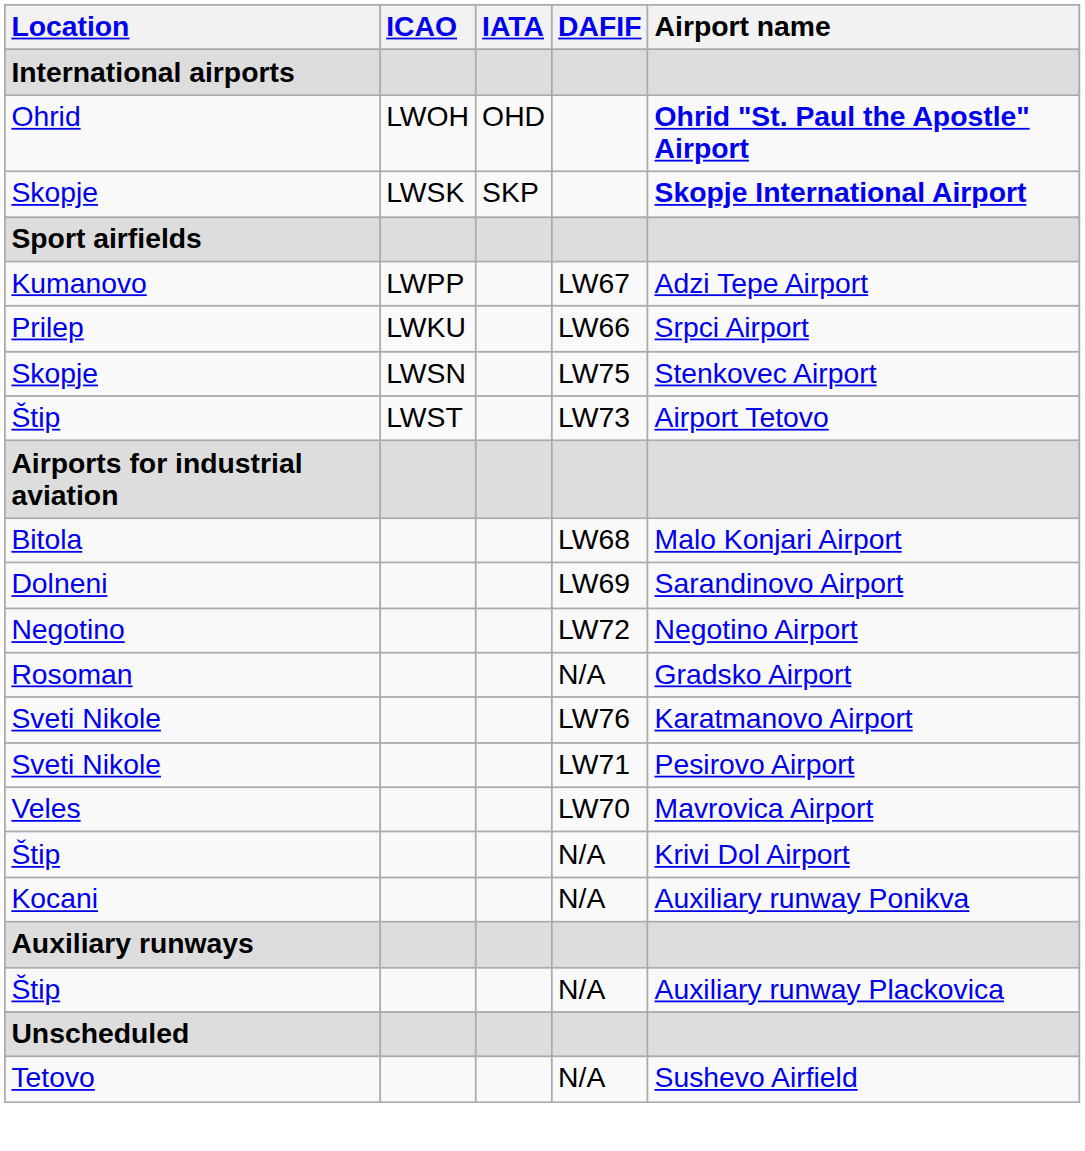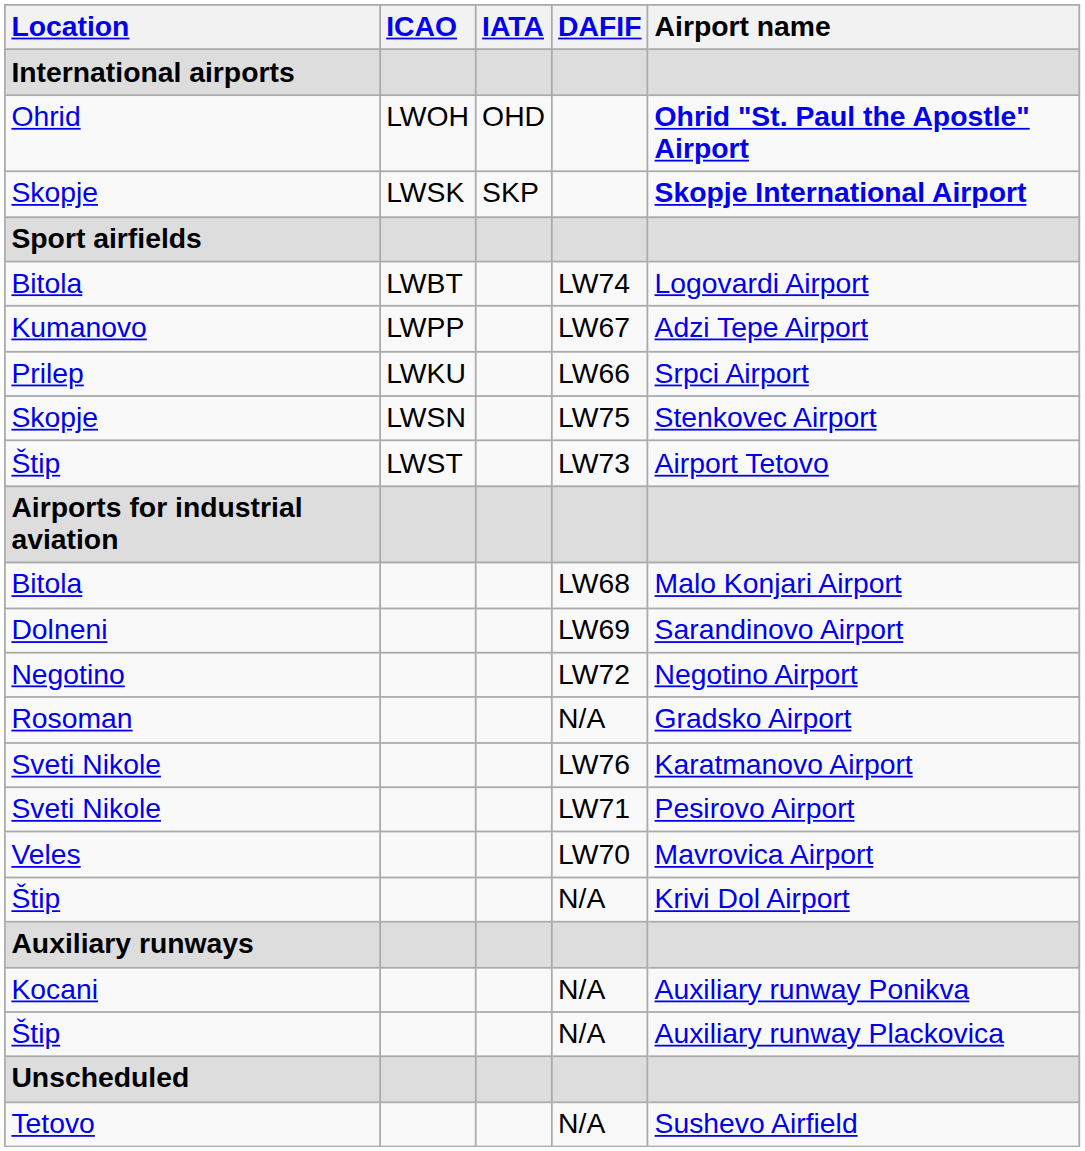+ row: (47, 283)
rows swapped: (133, 944) <-> (55, 899)
